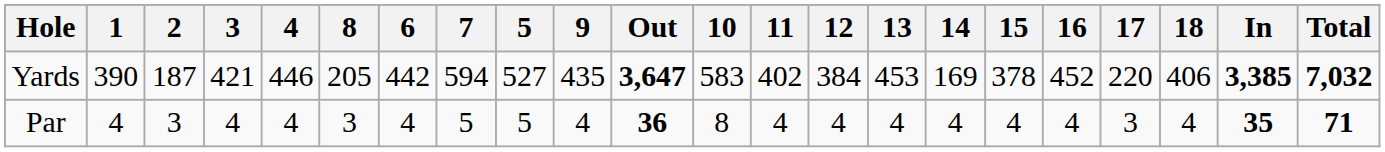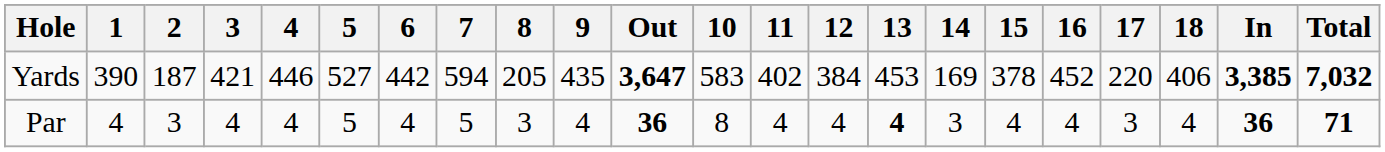columns swapped: (524, 28) <-> (349, 28)
(897, 122) normal -> (897, 122) bold
(955, 122) 4 -> (955, 122) 3
(1258, 122) 35 -> (1258, 122) 36
